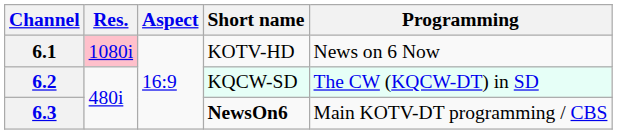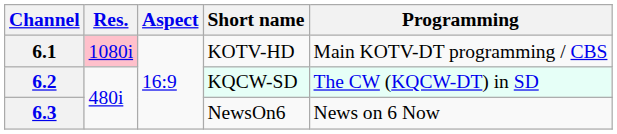(377, 50) News on 6 Now -> (460, 50) Main KOTV-DT programming / CBS
(248, 112) bold -> (247, 112) normal
(460, 112) Main KOTV-DT programming / CBS -> (377, 112) News on 6 Now
